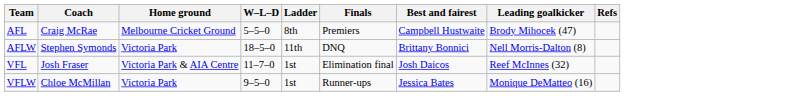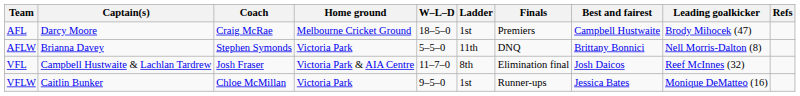+ column: (126, 13)
(257, 30) 5–5–0 -> (435, 30) 18–5–0
(291, 30) 8th -> (466, 30) 1st
(259, 48) 18–5–0 -> (432, 48) 5–5–0
(290, 65) 1st -> (466, 65) 8th
